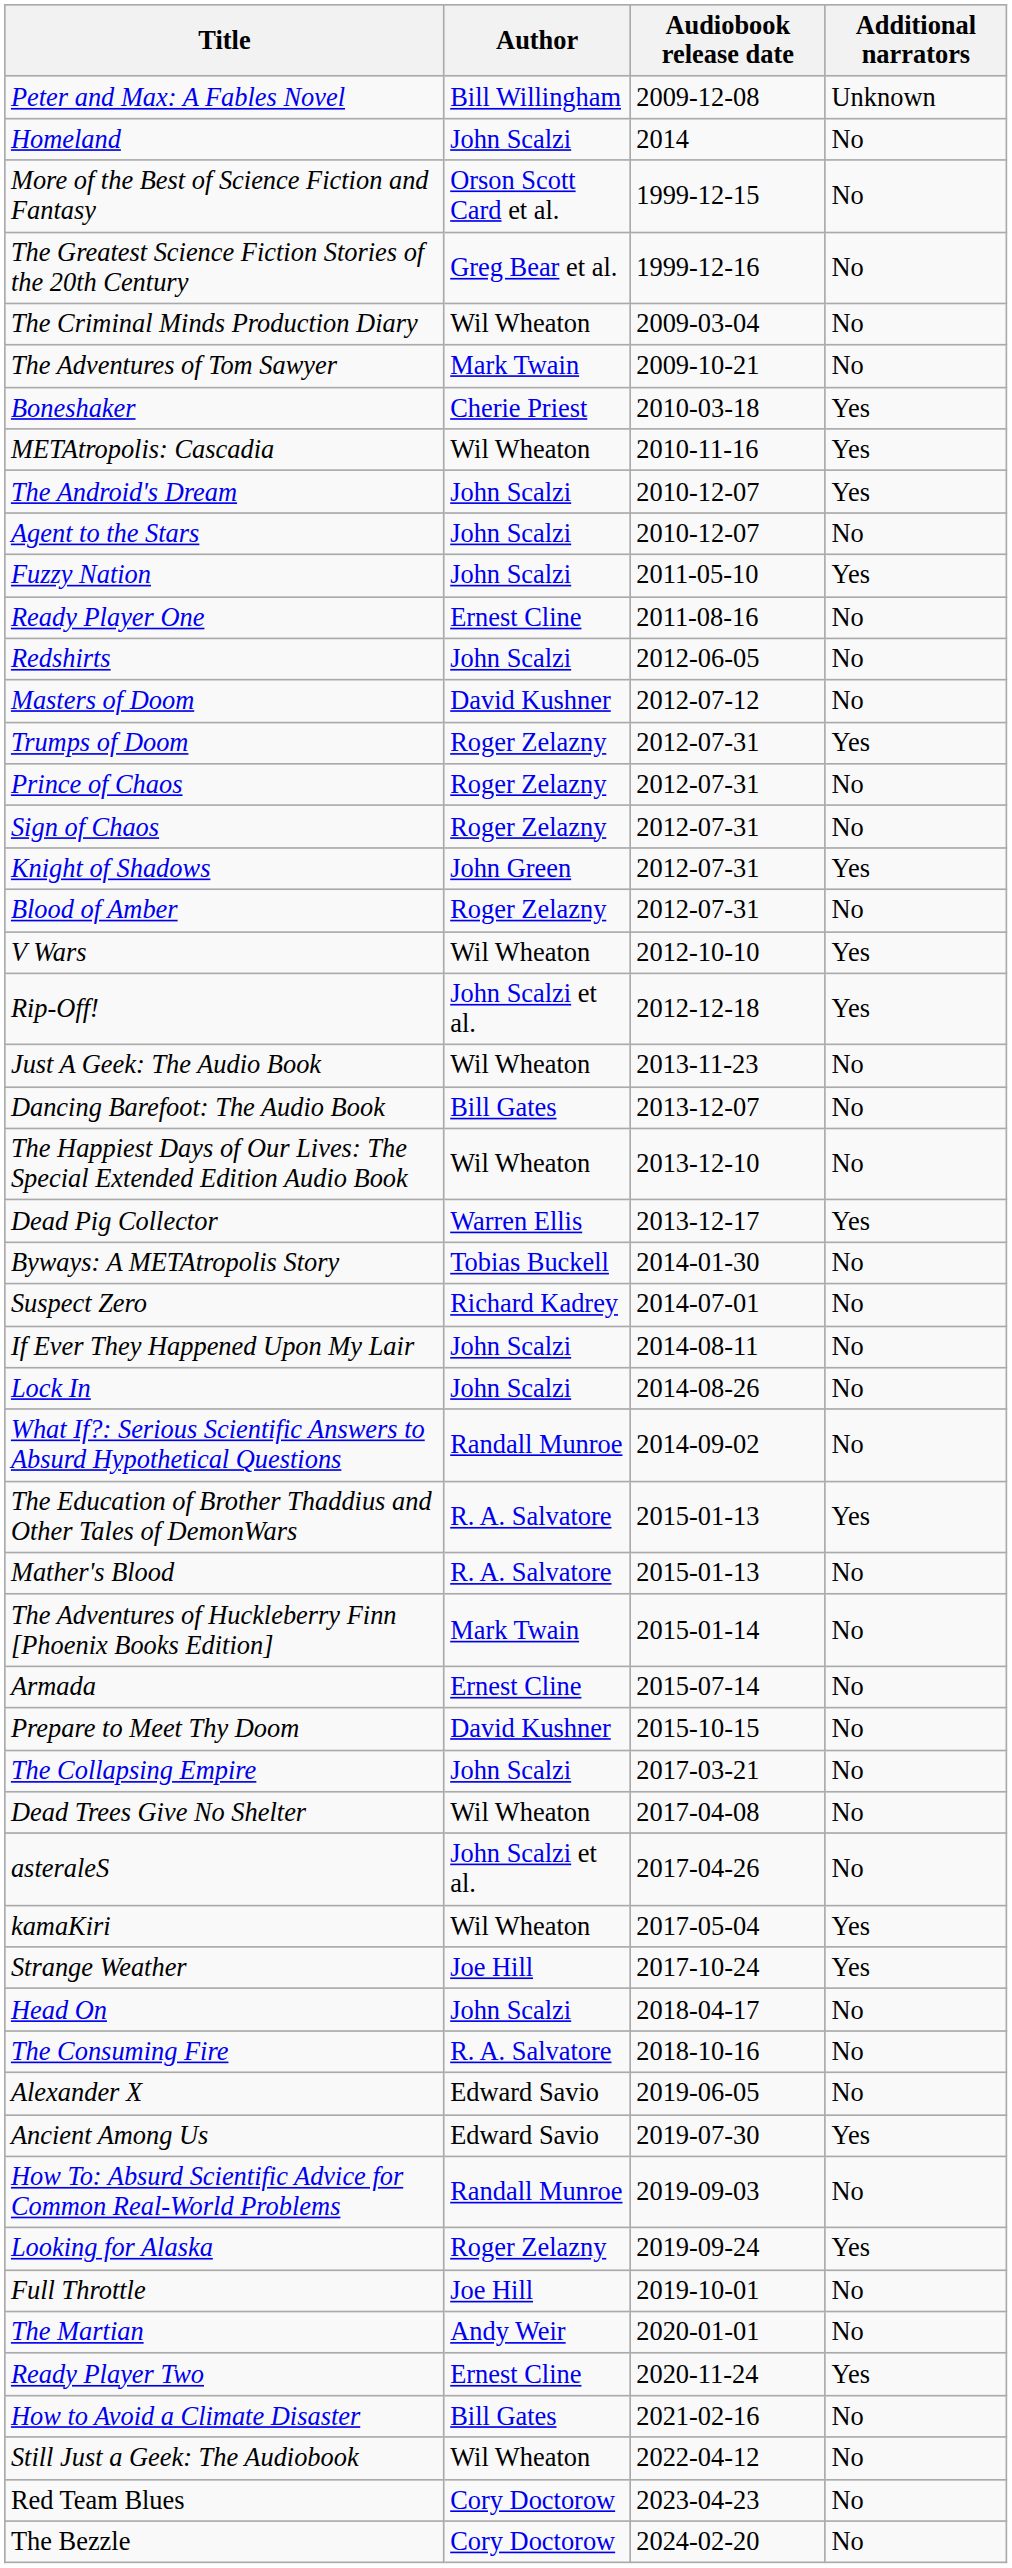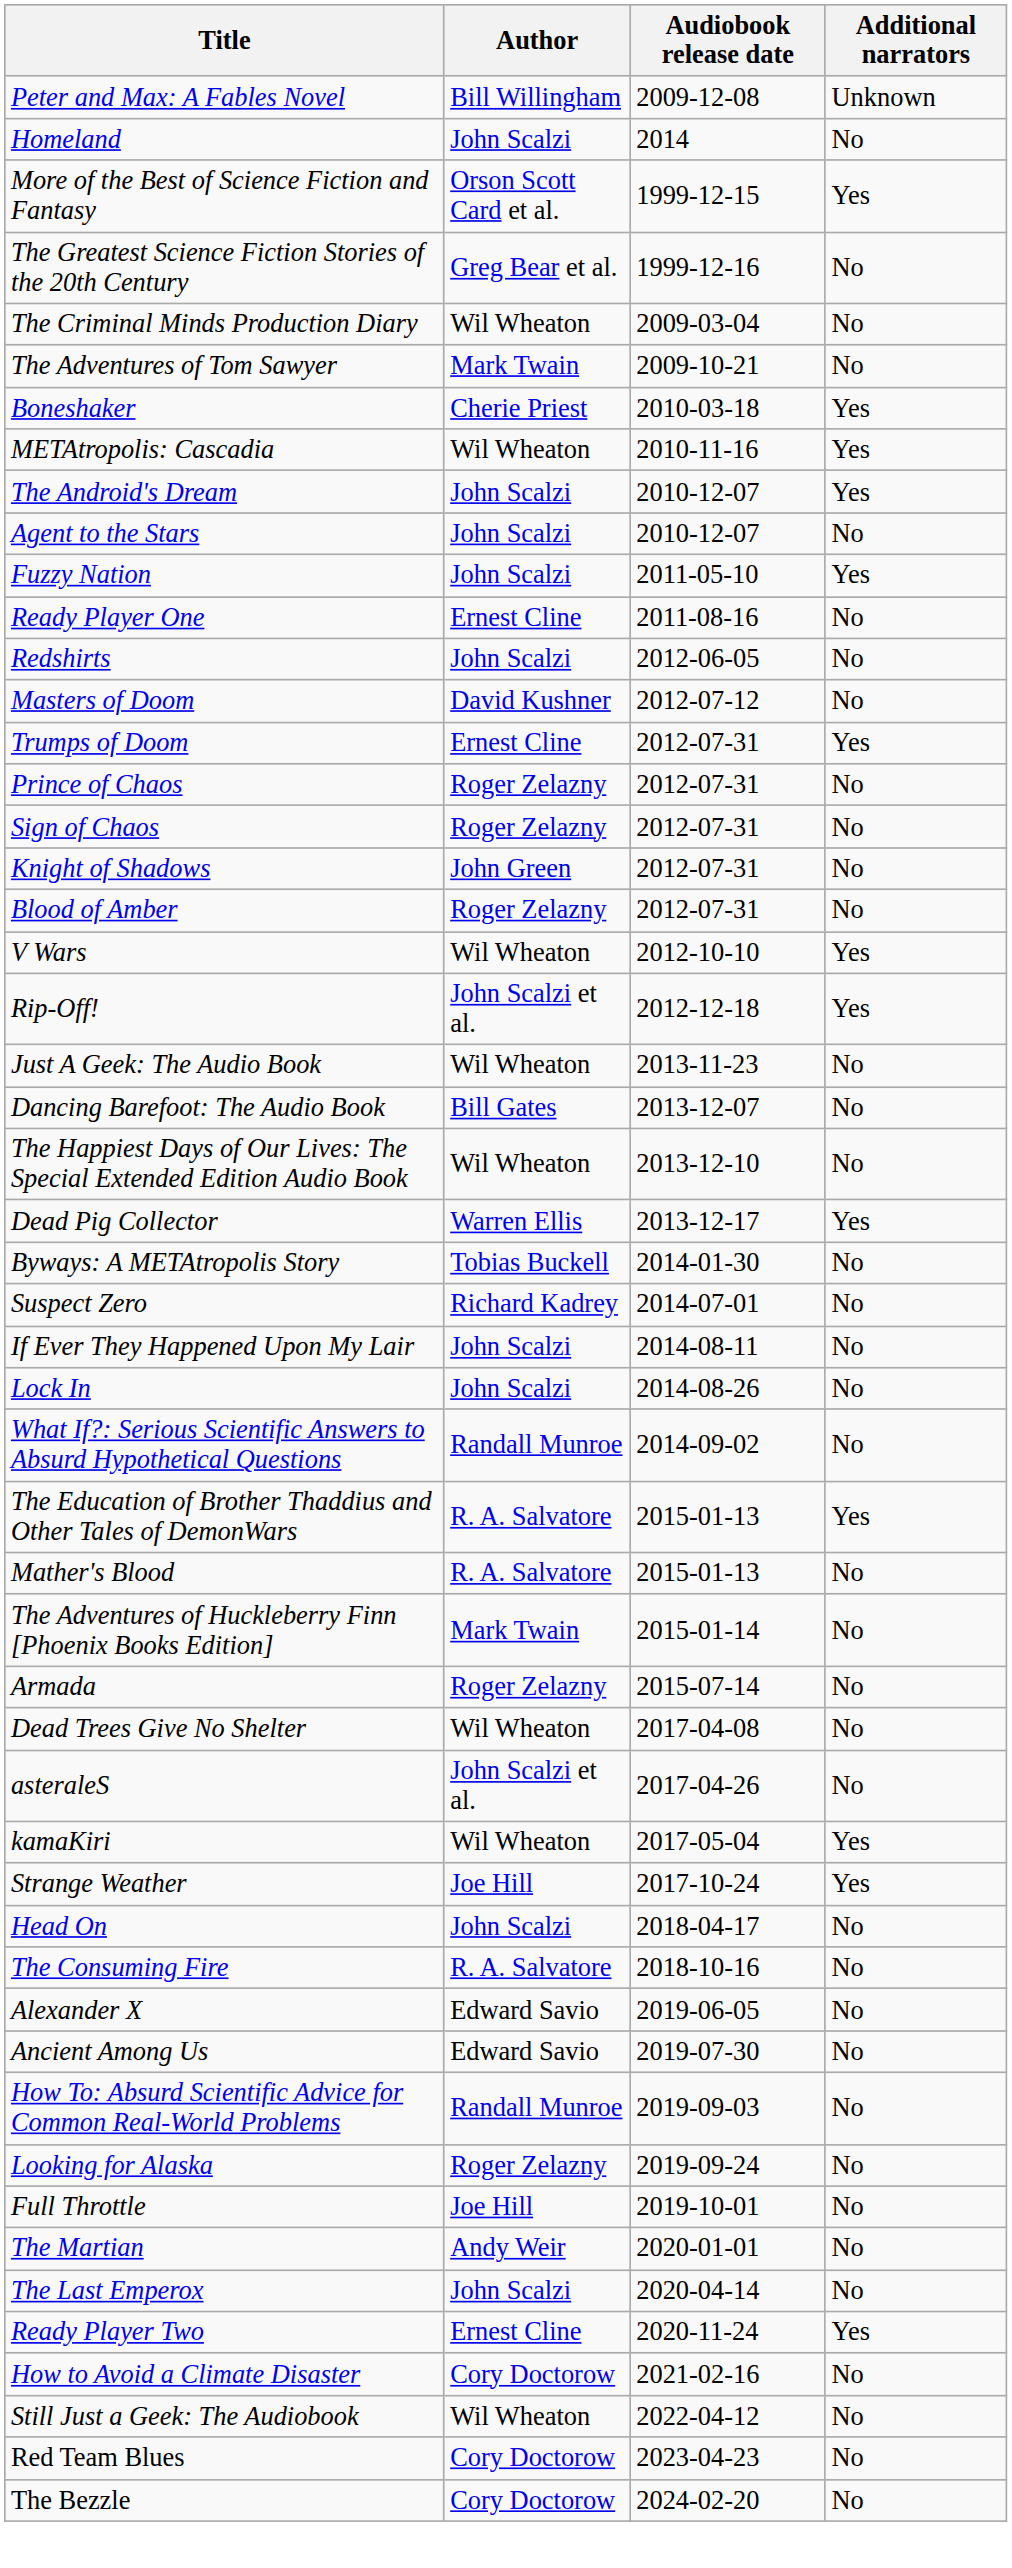(848, 195) No -> (851, 195) Yes
(528, 742) Roger Zelazny -> (516, 742) Ernest Cline
(851, 868) Yes -> (848, 868) No
(516, 1686) Ernest Cline -> (528, 1686) Roger Zelazny
- row: (155, 1728)
- row: (134, 1770)
(851, 2134) Yes -> (848, 2051) No
(851, 2248) Yes -> (848, 2164) No
+ row: (107, 2290)
(503, 2415) Bill Gates -> (533, 2374) Cory Doctorow
